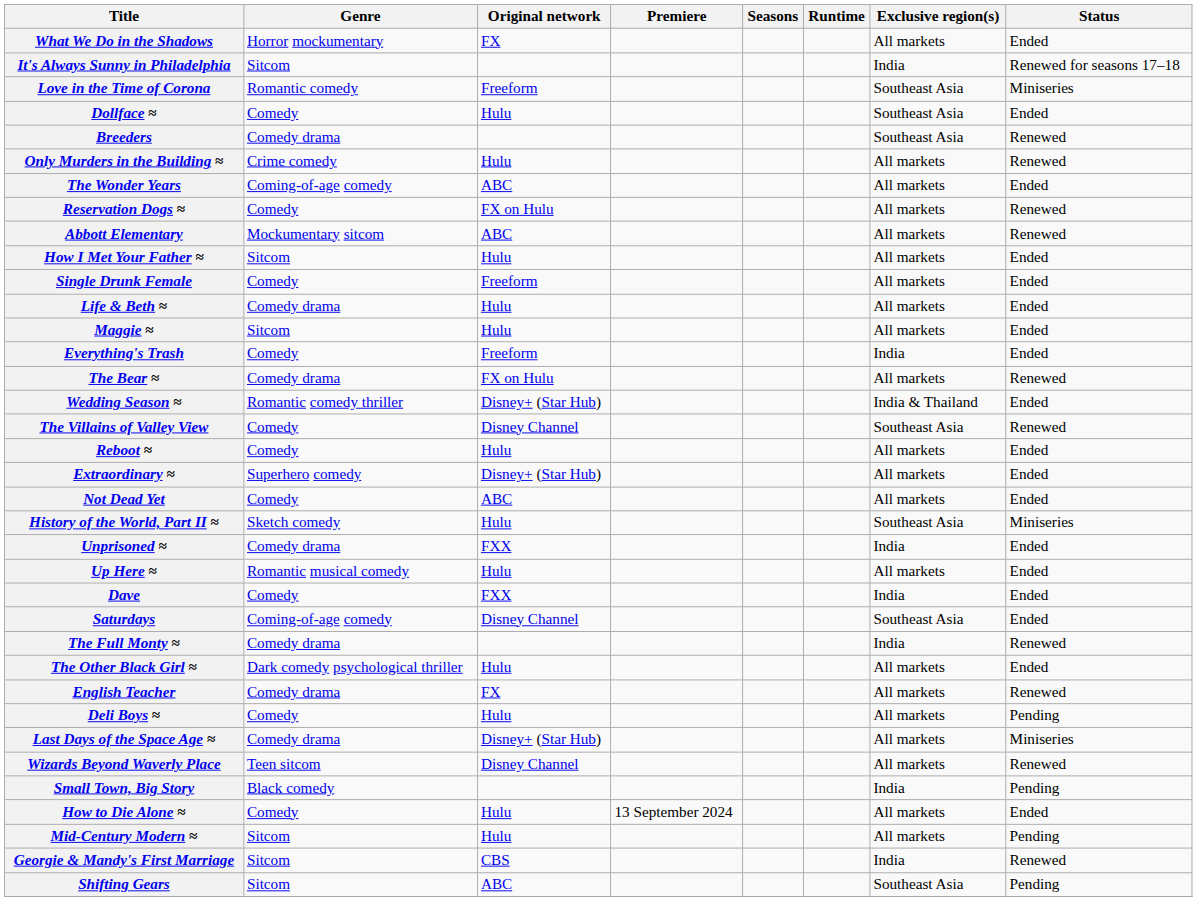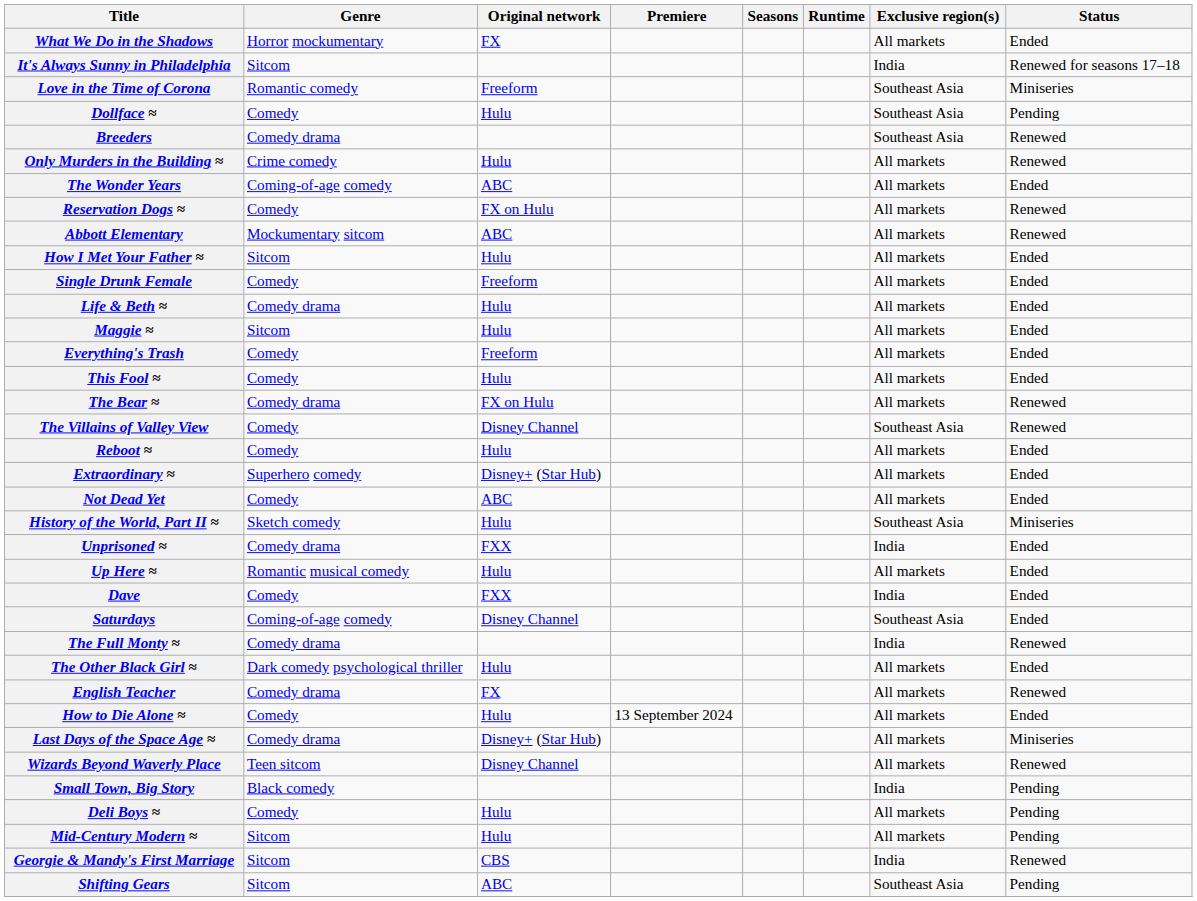(1029, 112) Ended -> (1035, 112) Pending
(889, 354) India -> (909, 354) All markets
+ row: (124, 378)
- row: (124, 402)
rows swapped: (124, 812) <-> (124, 715)
